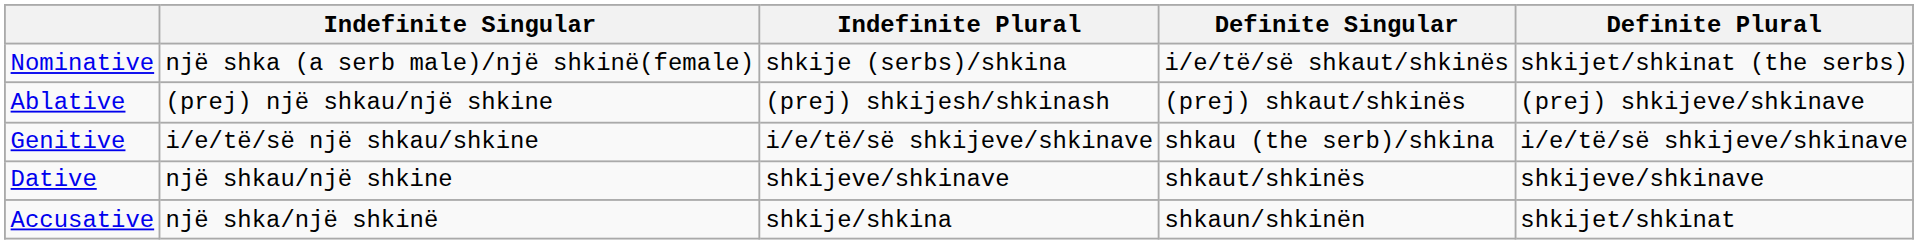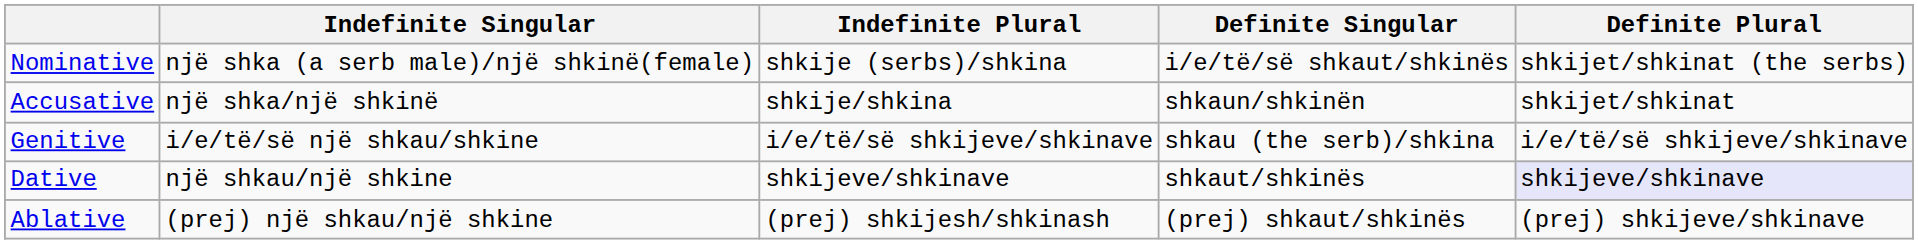rows swapped: (82, 219) <-> (68, 102)
(1642, 180) no background -> (1642, 180) lavender background
